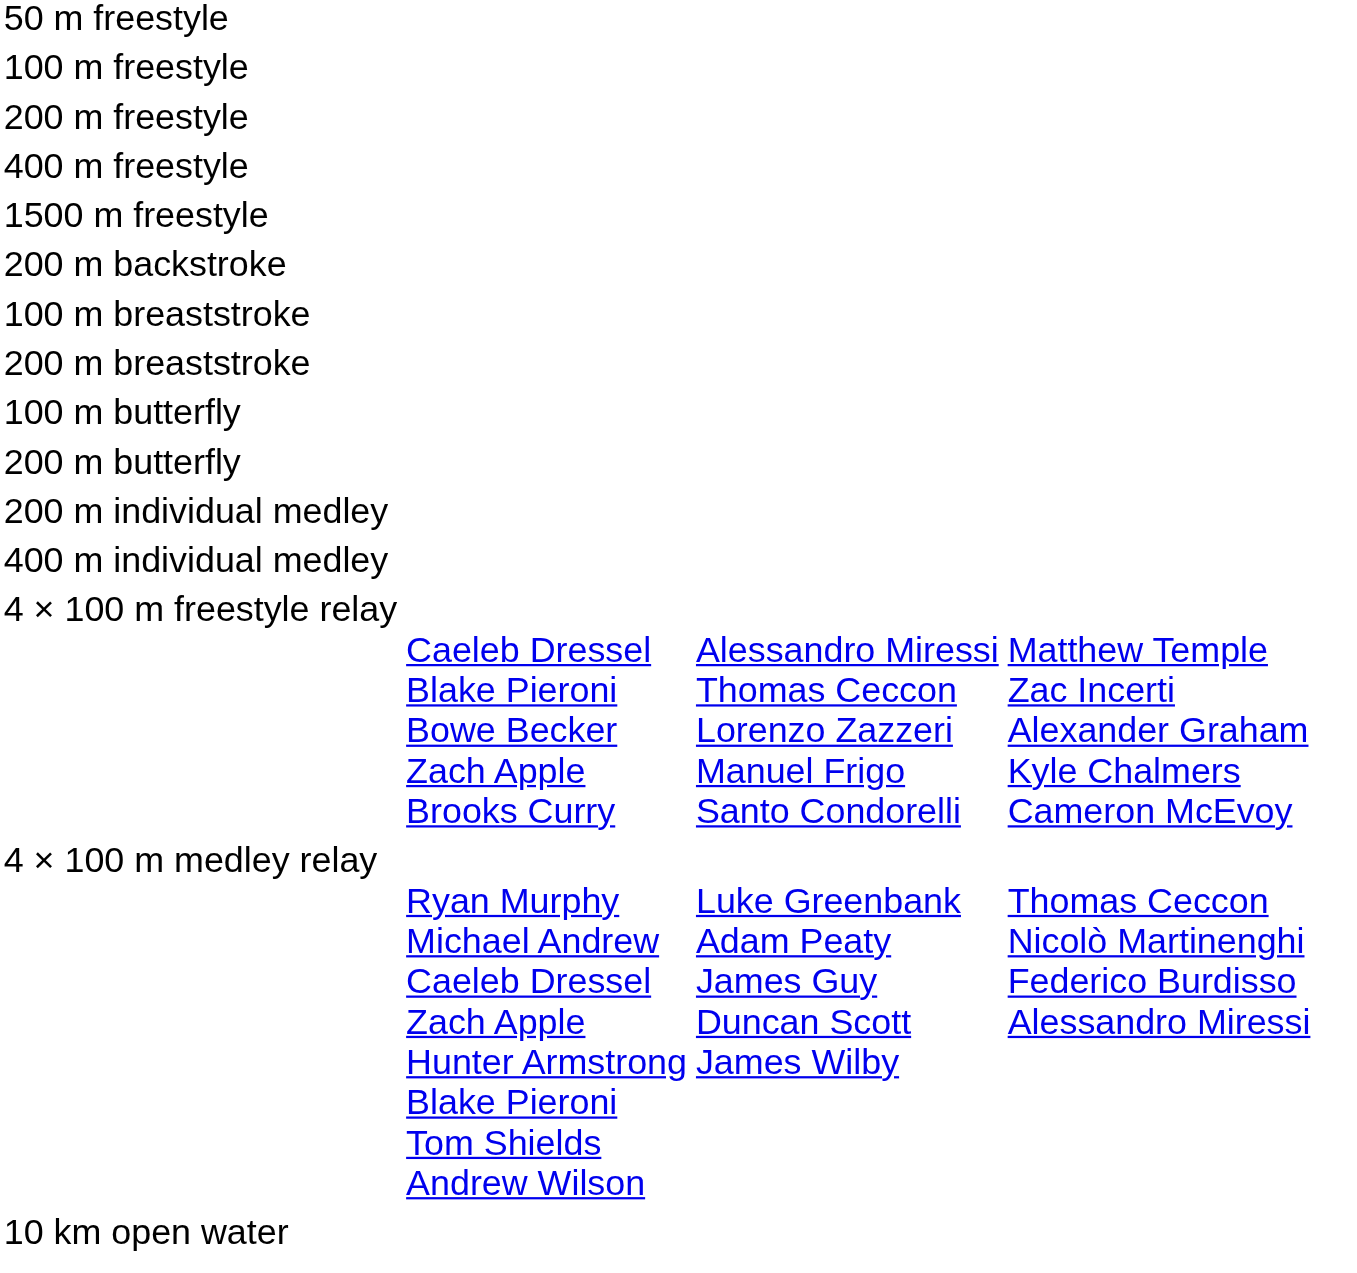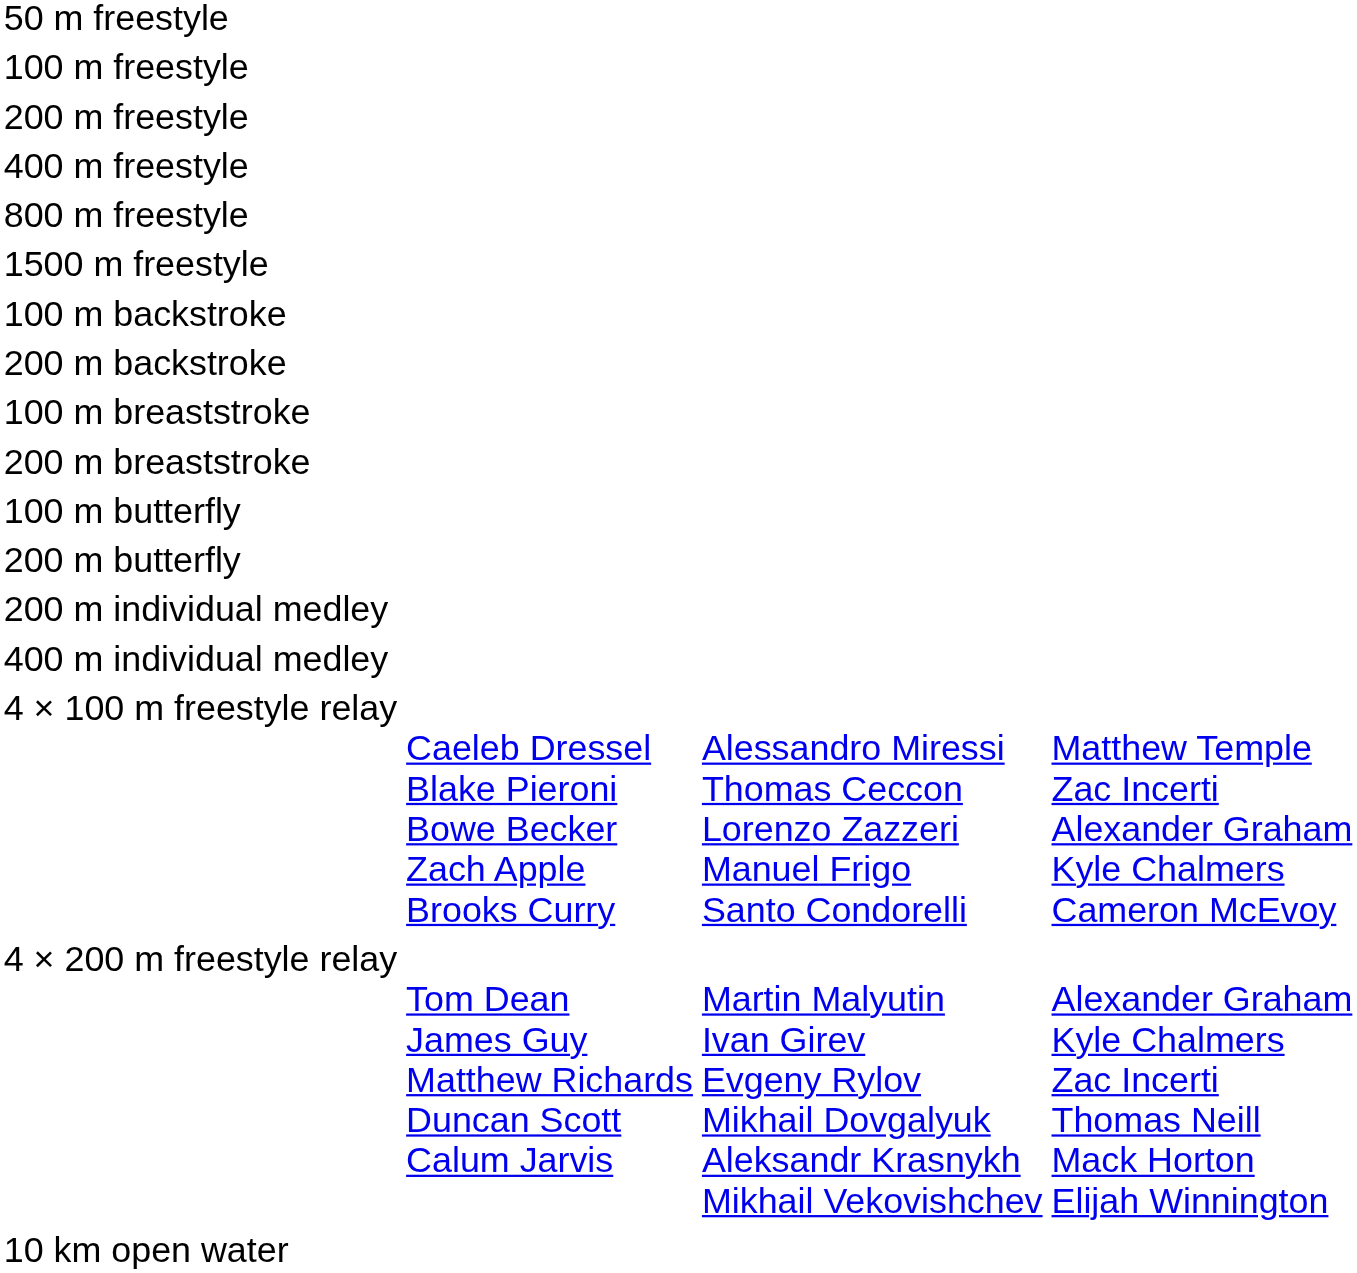+ row: (126, 215)
+ row: (145, 313)
+ row: (200, 959)
- row: (190, 860)
